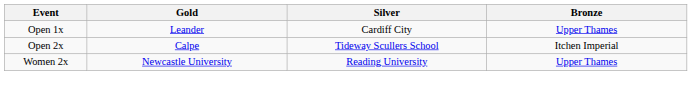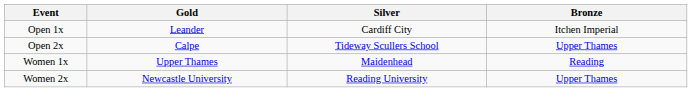(587, 29) Upper Thames -> (587, 29) Itchen Imperial
(587, 45) Itchen Imperial -> (587, 45) Upper Thames
+ row: (46, 62)
